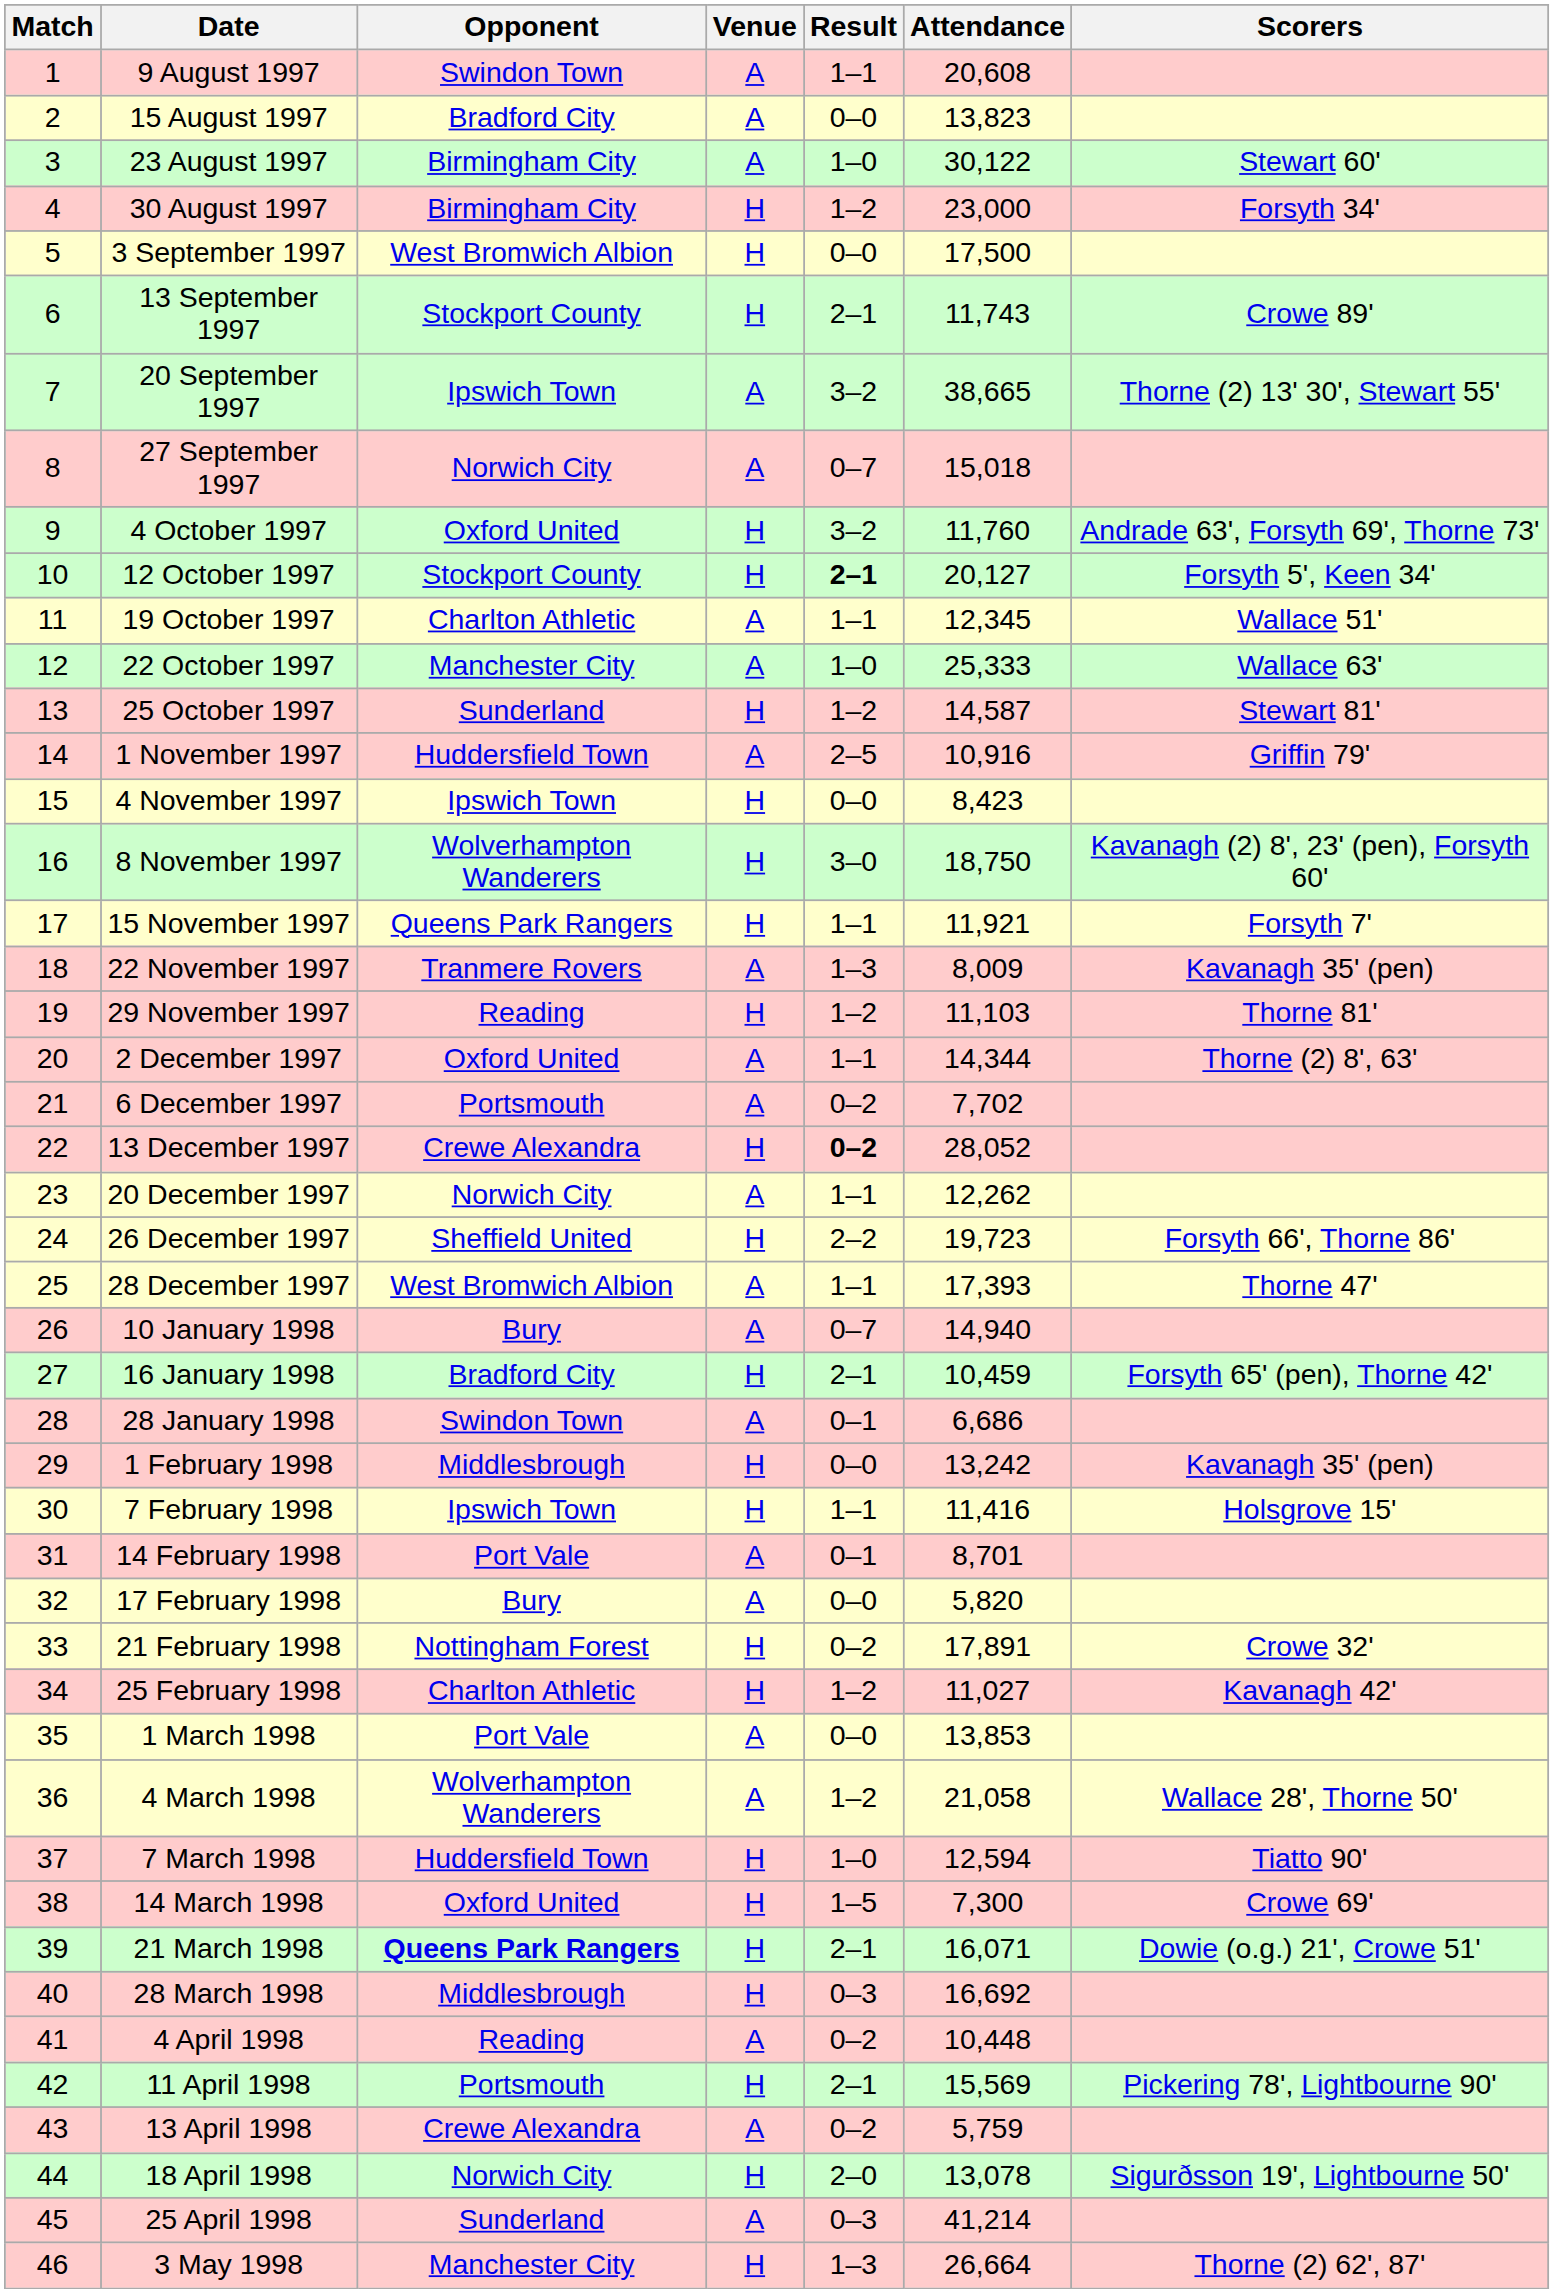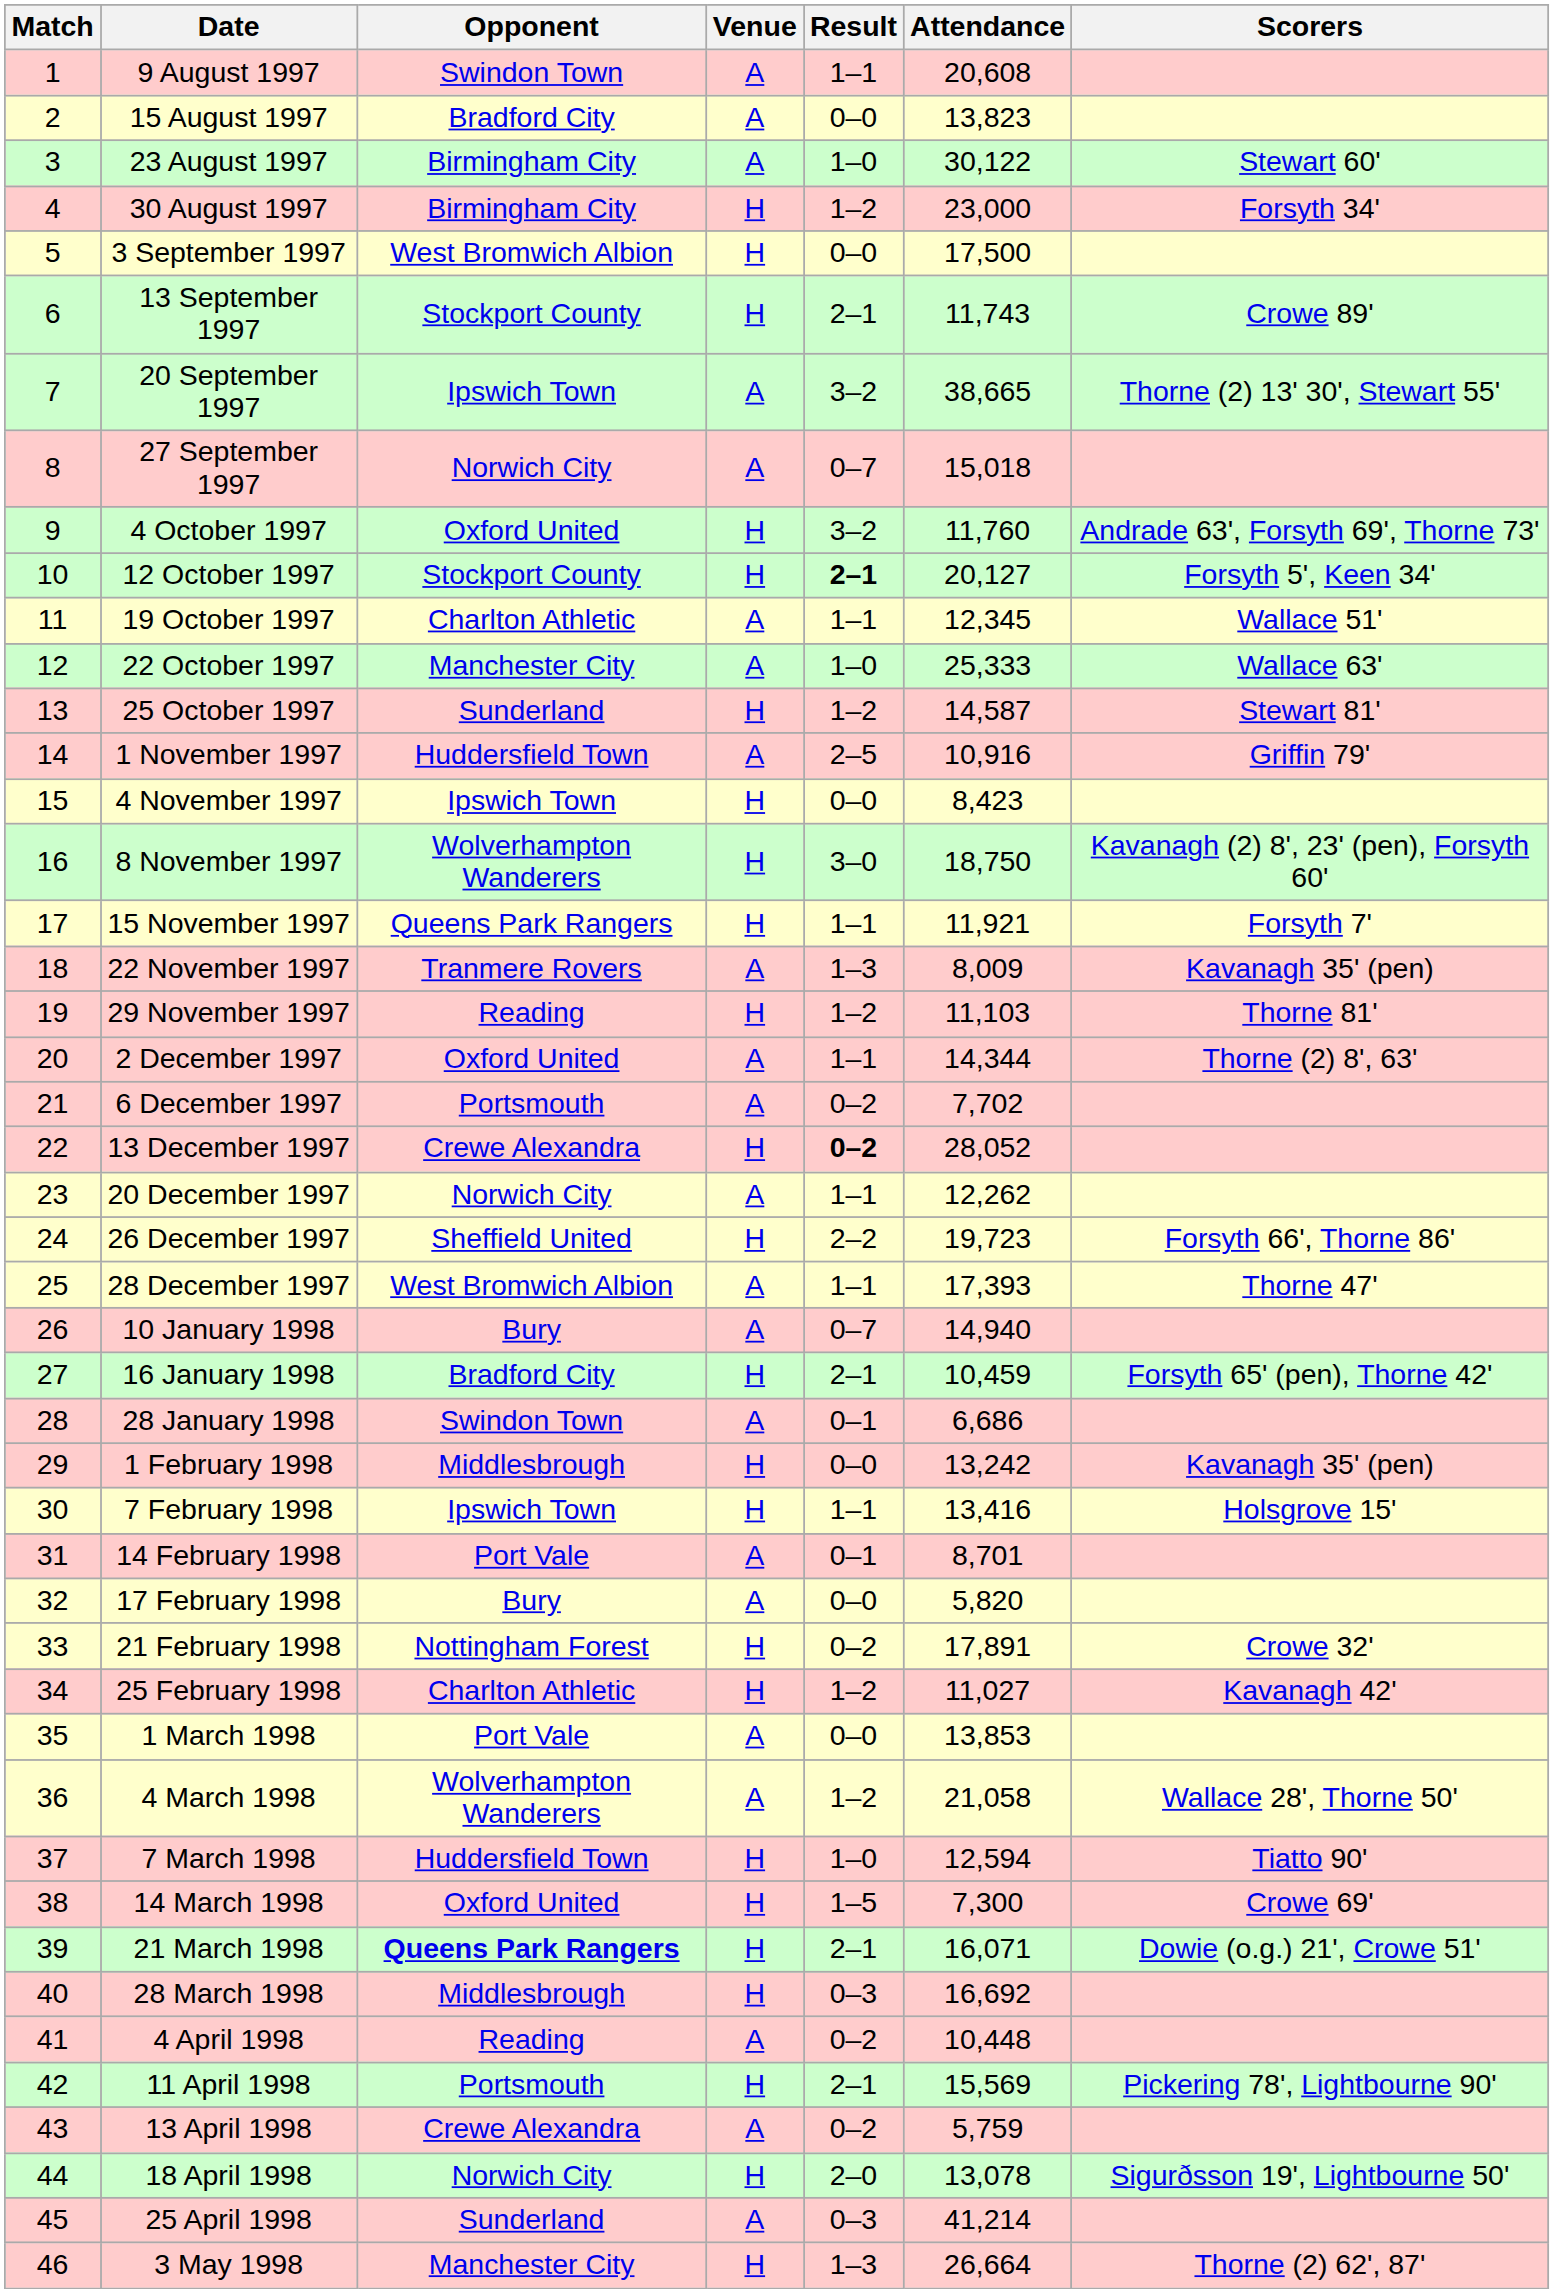(988, 1510) 11,416 -> (988, 1510) 13,416
